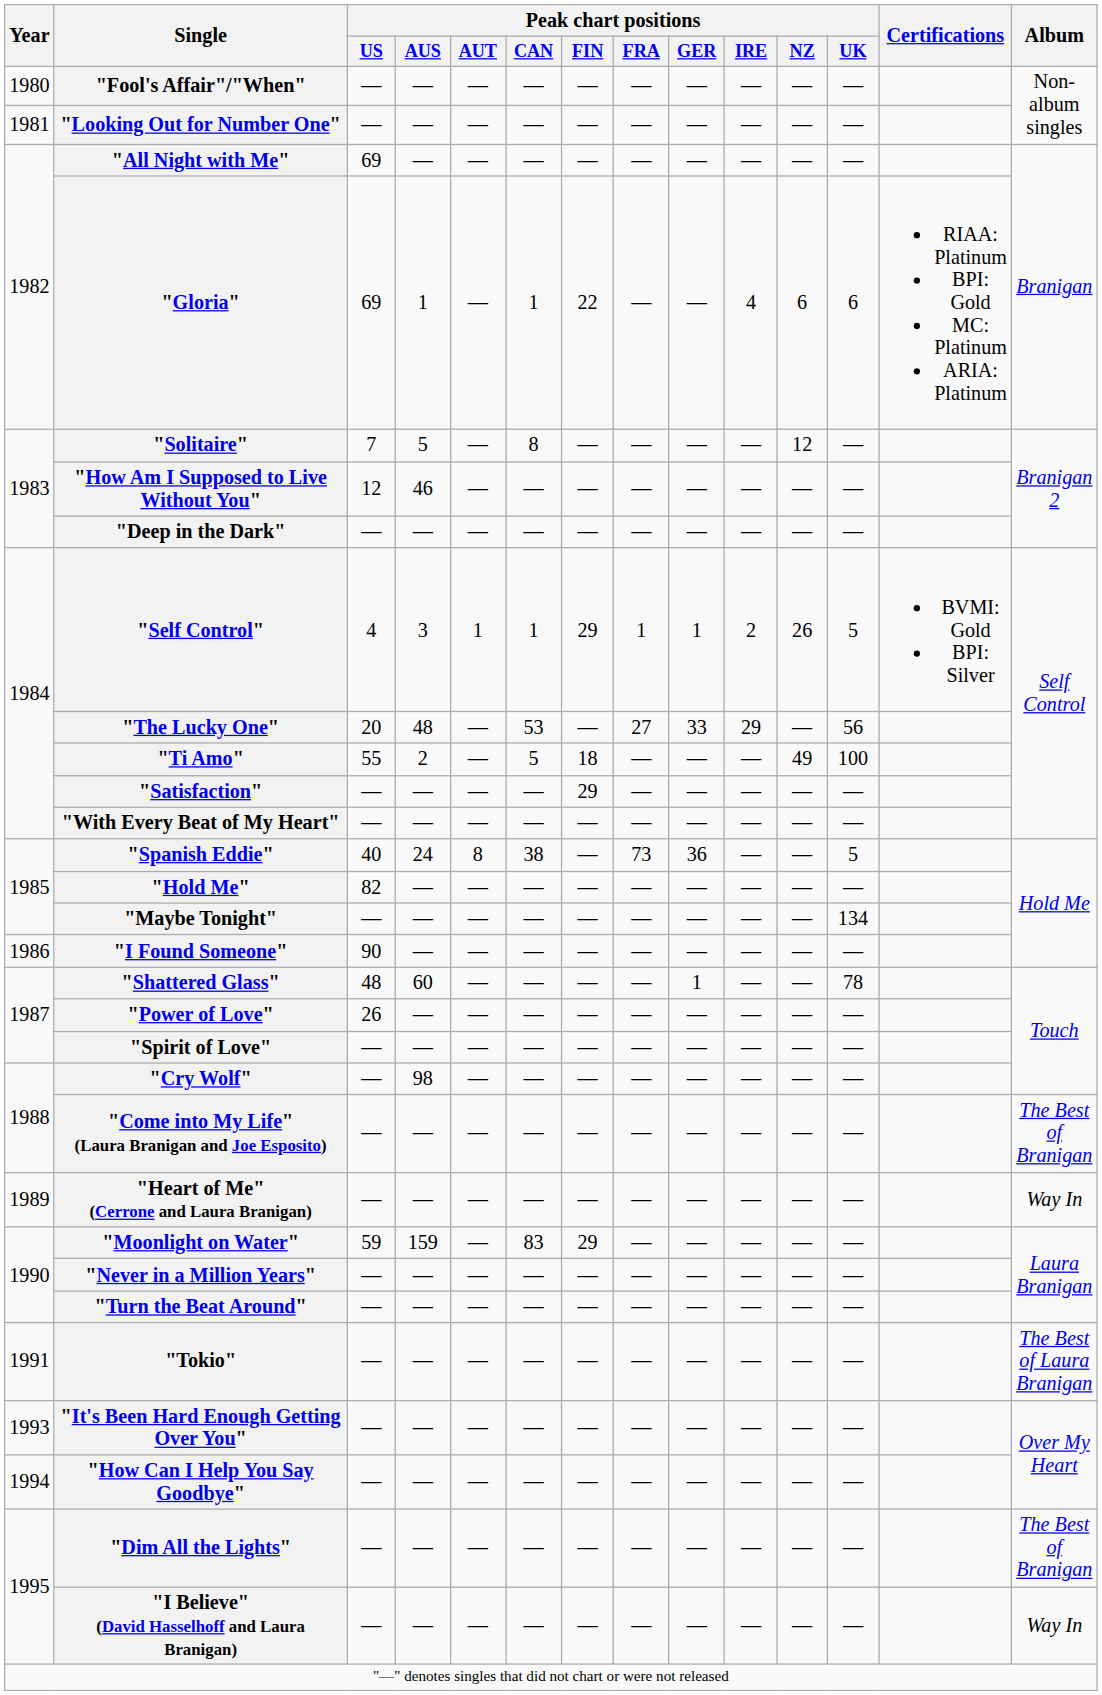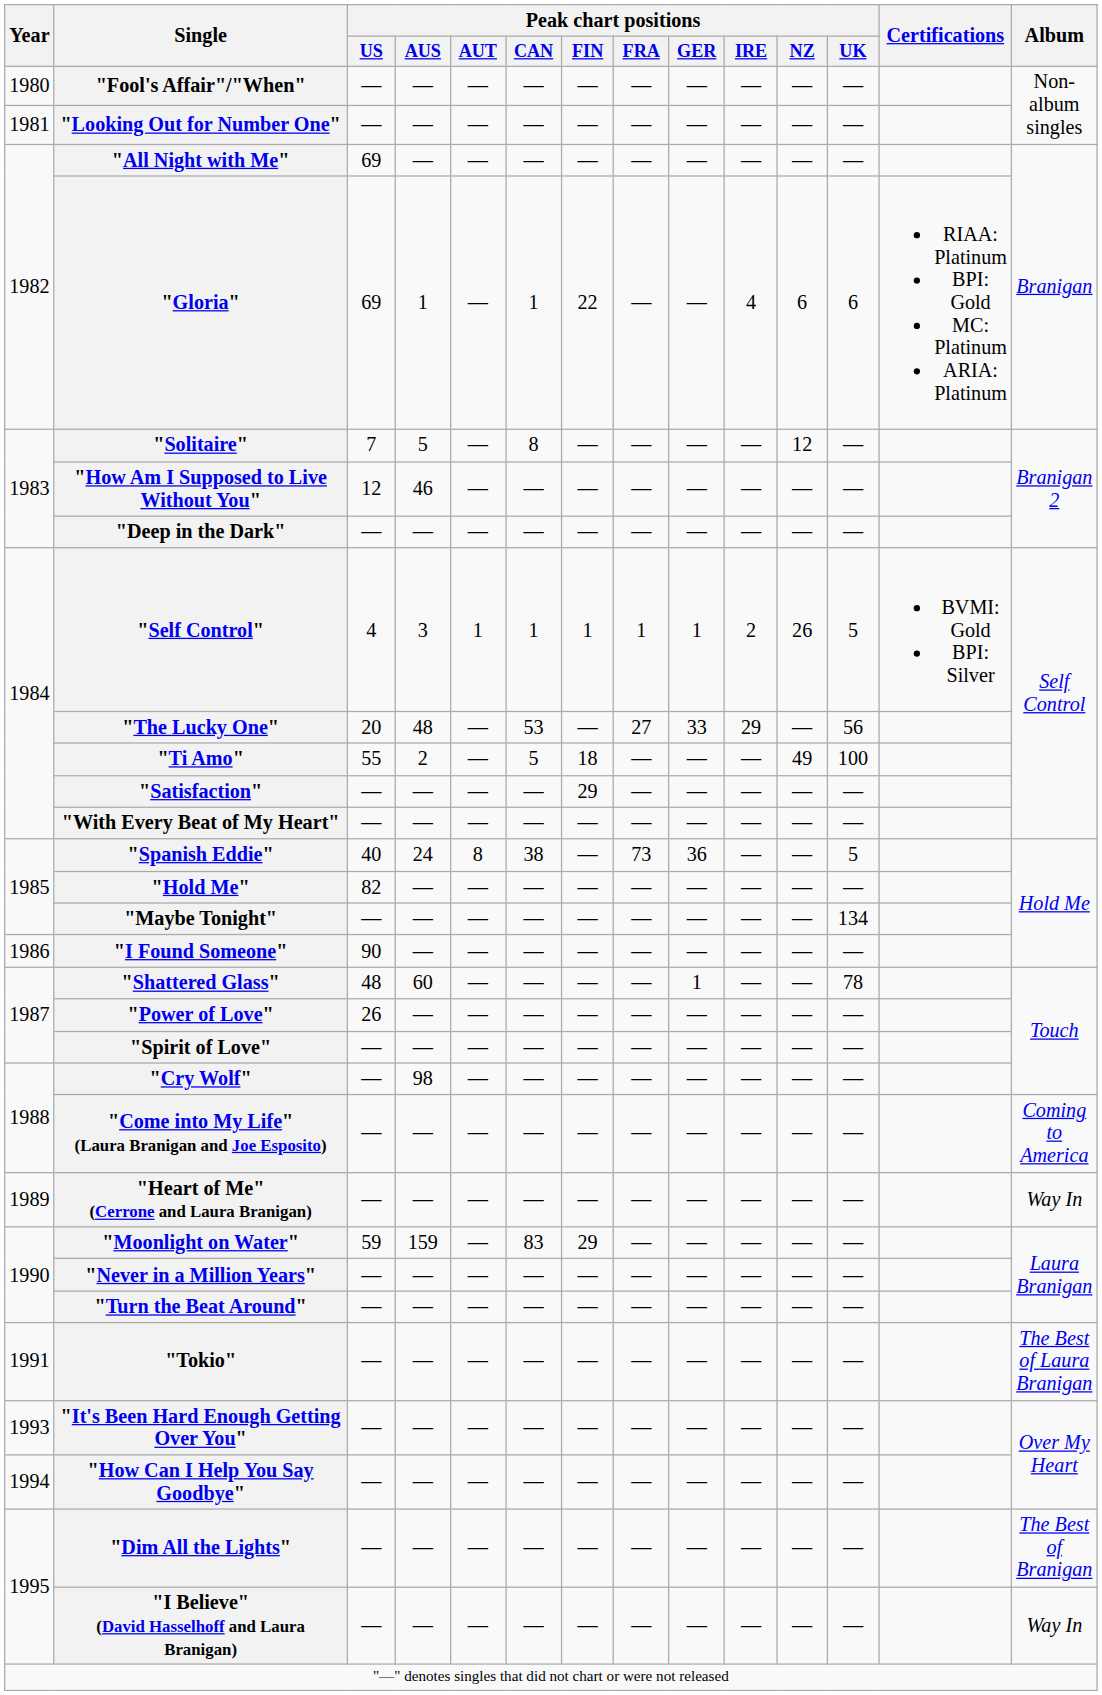(588, 629) 29 -> (588, 629) 1
(1054, 1133) The Best of Branigan -> (1054, 1133) Coming to America
